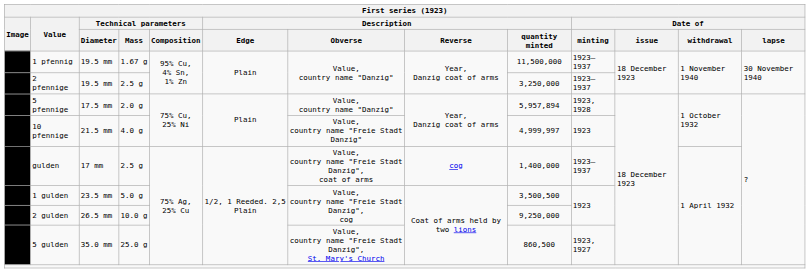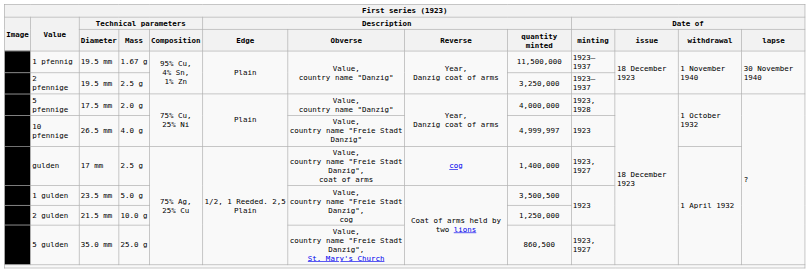(539, 105) 5,957,894 -> (539, 105) 4,000,000
(97, 131) 21.5 mm -> (97, 131) 26.5 mm
(584, 166) 1923–1937 -> (584, 166) 1923, 1927
(97, 215) 26.5 mm -> (97, 215) 21.5 mm
(539, 215) 9,250,000 -> (539, 215) 1,250,000
